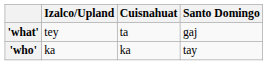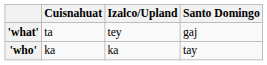columns swapped: (79, 13) <-> (149, 13)
